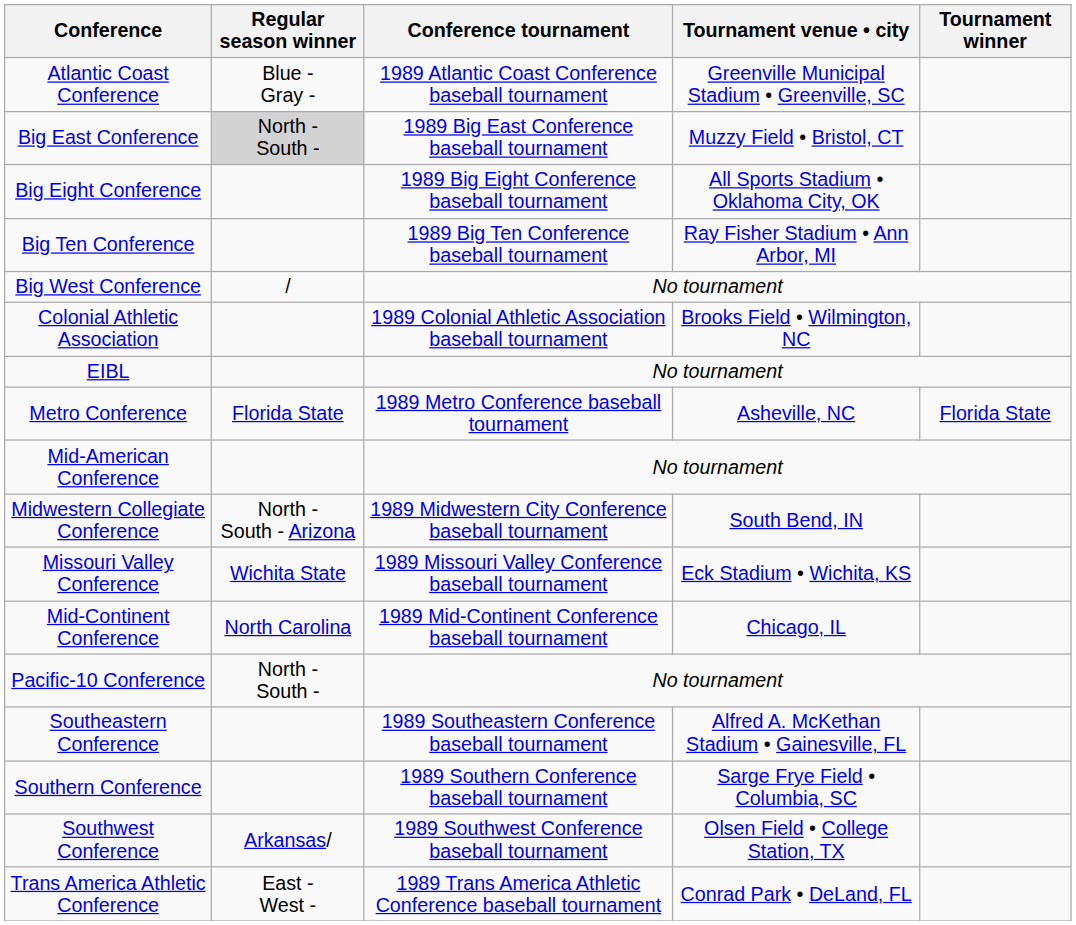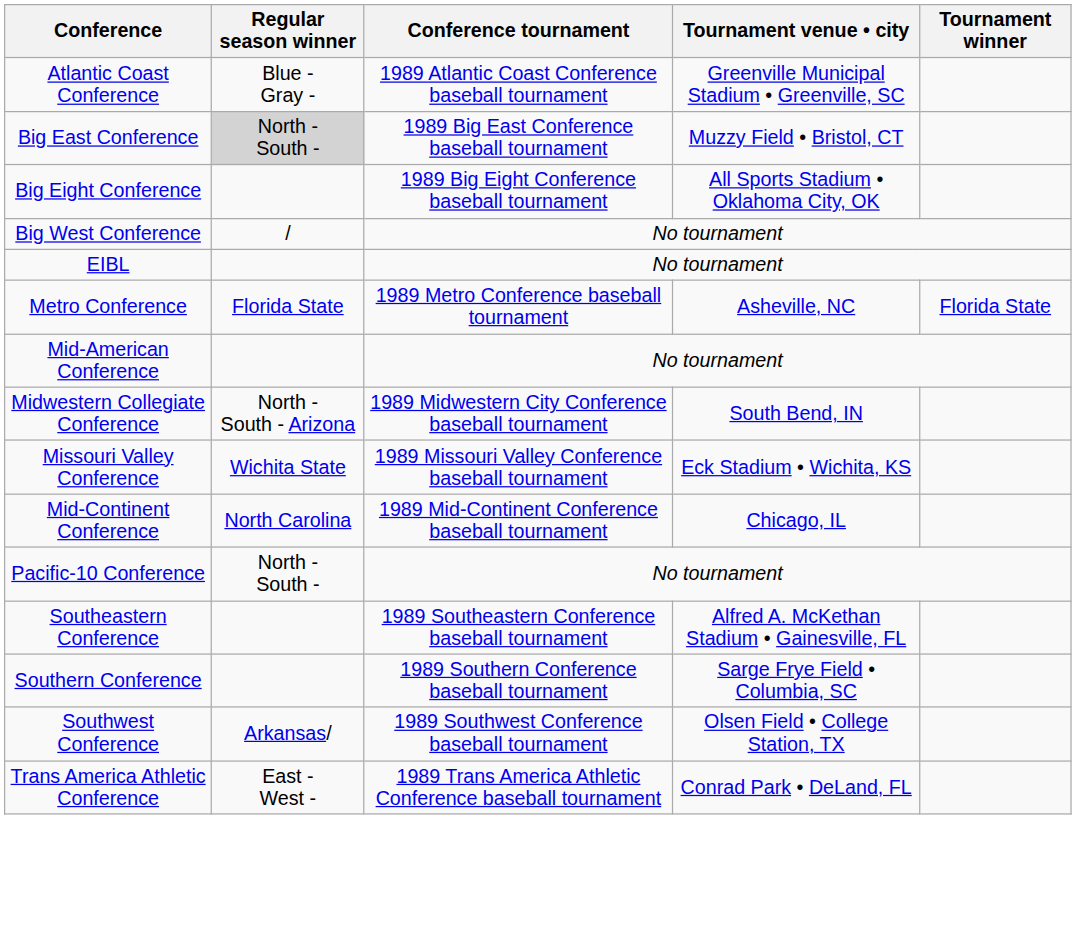- row: (108, 244)
- row: (108, 329)
